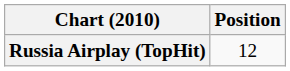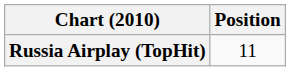(248, 50) 12 -> (248, 50) 11
